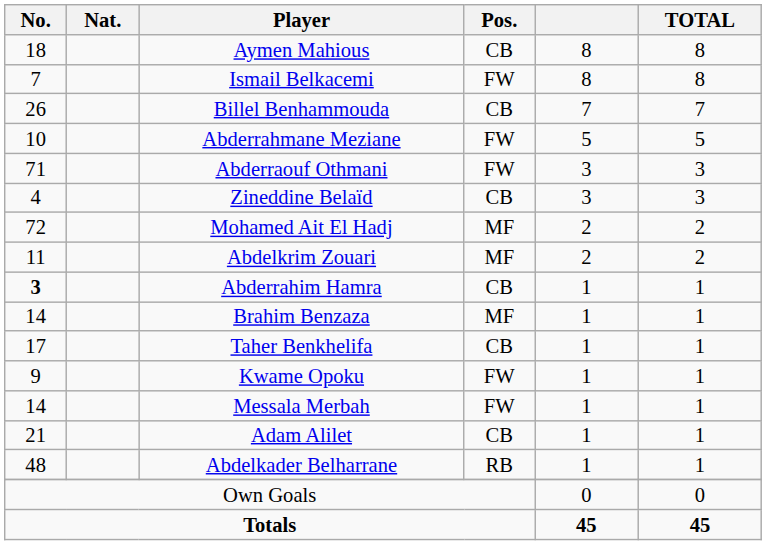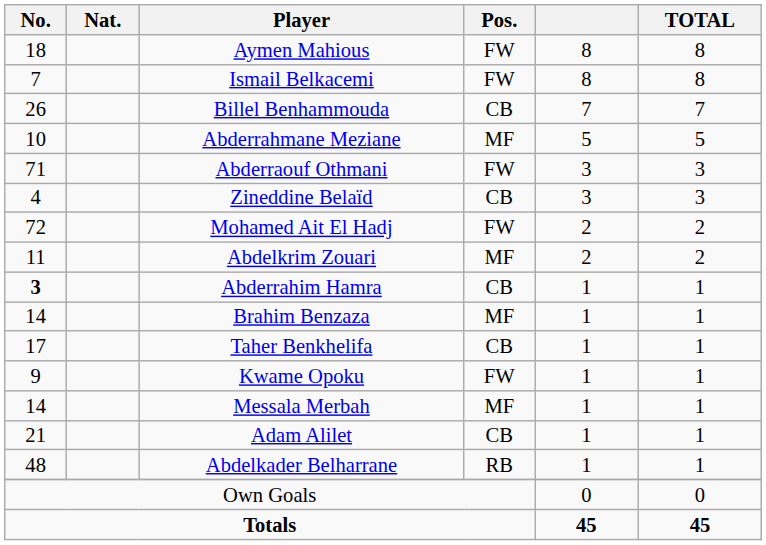(499, 50) CB -> (499, 50) FW
(499, 139) FW -> (499, 139) MF
(499, 228) MF -> (499, 228) FW
(499, 406) FW -> (499, 406) MF
